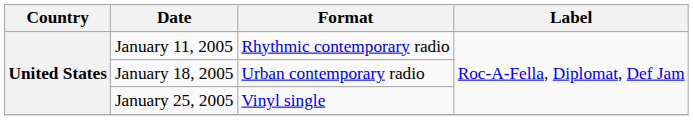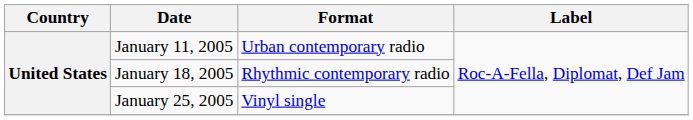(346, 45) Rhythmic contemporary radio -> (333, 45) Urban contemporary radio
(333, 73) Urban contemporary radio -> (346, 73) Rhythmic contemporary radio
